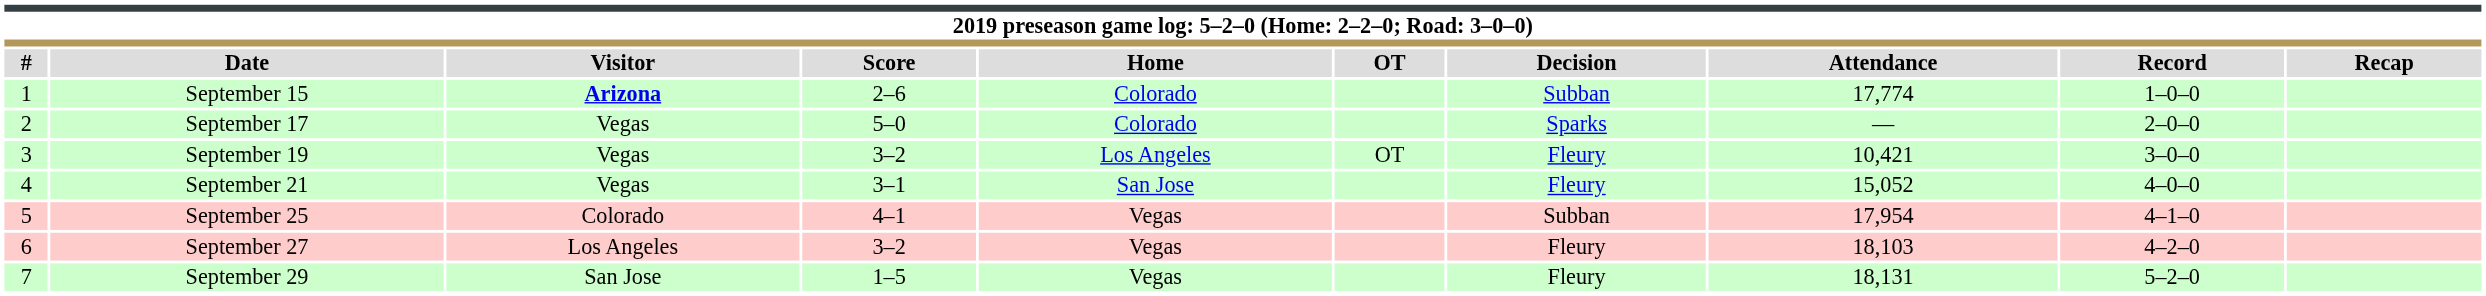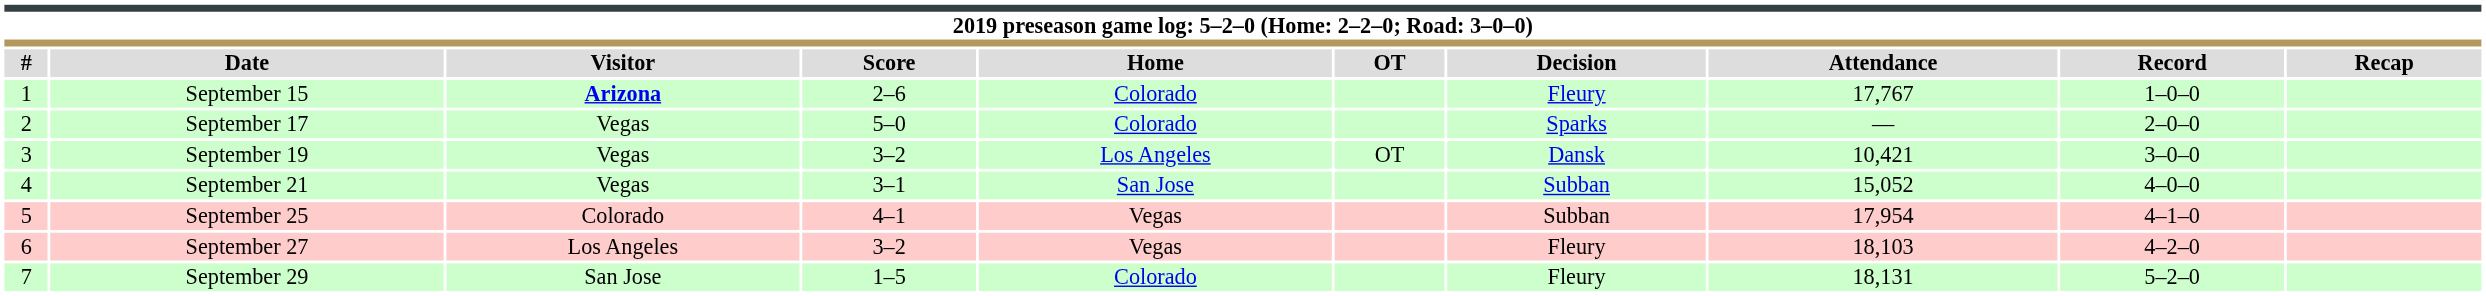(1577, 93) Subban -> (1577, 93) Fleury
(1883, 93) 17,774 -> (1883, 93) 17,767
(1577, 154) Fleury -> (1577, 154) Dansk
(1577, 185) Fleury -> (1577, 185) Subban
(1155, 277) Vegas -> (1155, 277) Colorado
